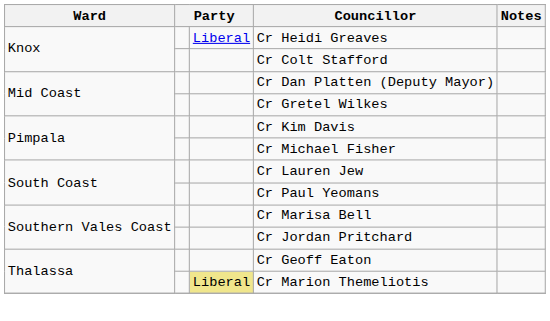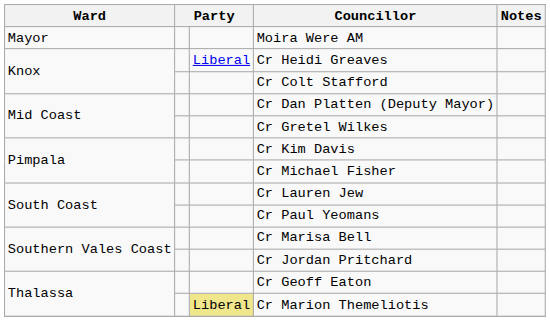+ row: (310, 38)
